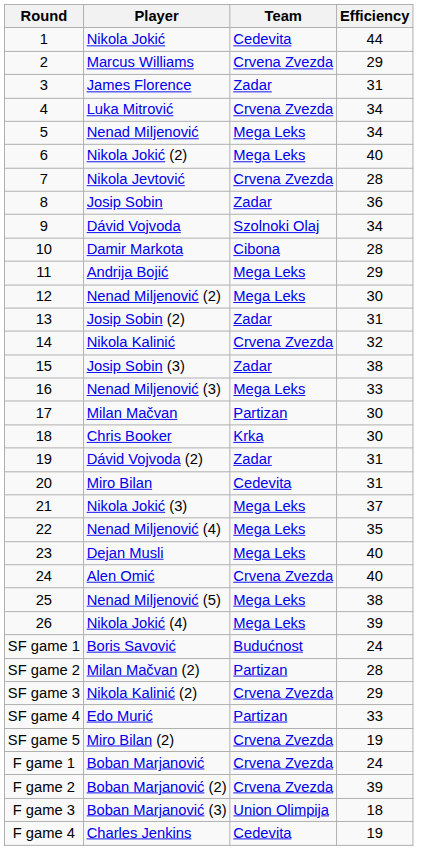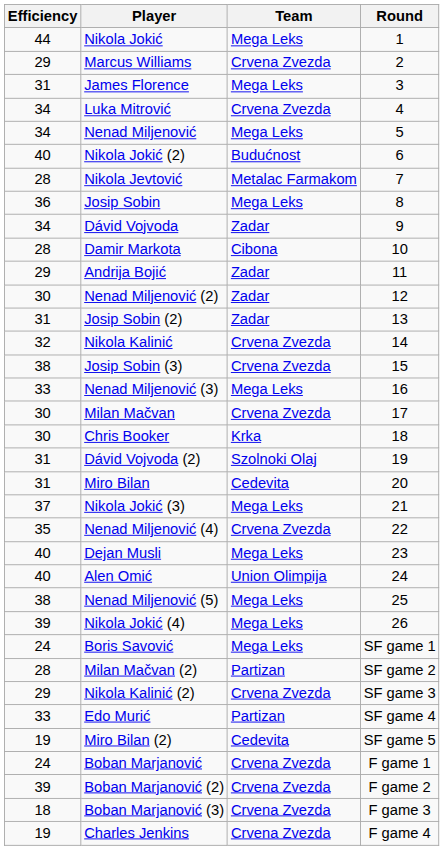columns swapped: (44, 16) <-> (375, 16)
(262, 39) Cedevita -> (267, 39) Mega Leks
(253, 86) Zadar -> (267, 86) Mega Leks
(269, 156) Mega Leks -> (266, 156) Budućnost
(283, 179) Crvena Zvezda -> (294, 179) Metalac Farmakom
(253, 202) Zadar -> (267, 202) Mega Leks
(276, 226) Szolnoki Olaj -> (250, 226) Zadar
(269, 272) Mega Leks -> (250, 272) Zadar
(269, 296) Mega Leks -> (250, 296) Zadar
(253, 366) Zadar -> (281, 366) Crvena Zvezda
(260, 413) Partizan -> (281, 413) Crvena Zvezda
(253, 459) Zadar -> (274, 459) Szolnoki Olaj
(269, 529) Mega Leks -> (281, 529) Crvena Zvezda
(283, 576) Crvena Zvezda -> (279, 576) Union Olimpija
(268, 646) Budućnost -> (267, 646) Mega Leks
(283, 739) Crvena Zvezda -> (260, 739) Cedevita
(281, 809) Union Olimpija -> (281, 809) Crvena Zvezda
(262, 833) Cedevita -> (281, 833) Crvena Zvezda
